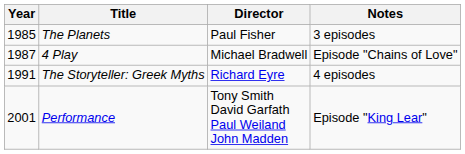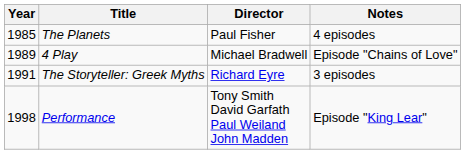(344, 34) 3 episodes -> (344, 34) 4 episodes
(22, 55) 1987 -> (22, 55) 1989
(344, 75) 4 episodes -> (344, 75) 3 episodes
(22, 117) 2001 -> (22, 117) 1998
